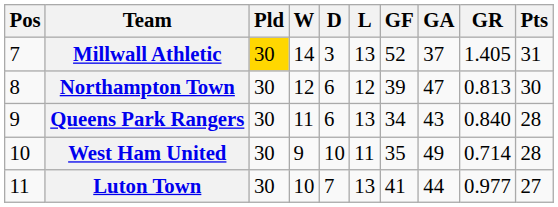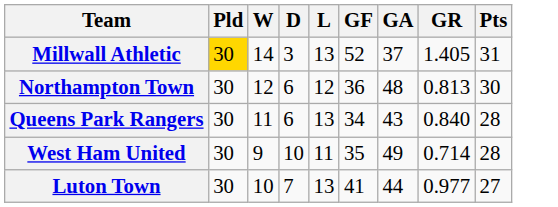- column: (25, 20)
(395, 86) 39 -> (354, 86) 36
(434, 86) 47 -> (393, 86) 48
